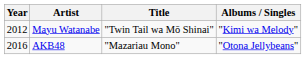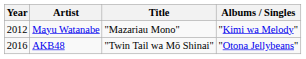(159, 29) "Twin Tail wa Mō Shinai" -> (142, 29) "Mazariau Mono"
(142, 45) "Mazariau Mono" -> (159, 45) "Twin Tail wa Mō Shinai"
